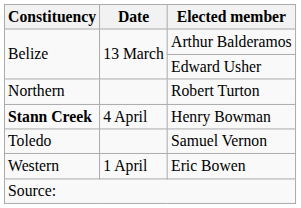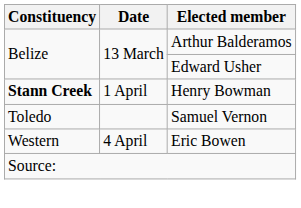- row: (215, 91)
(125, 116) 4 April -> (125, 91) 1 April
(125, 166) 1 April -> (125, 141) 4 April
